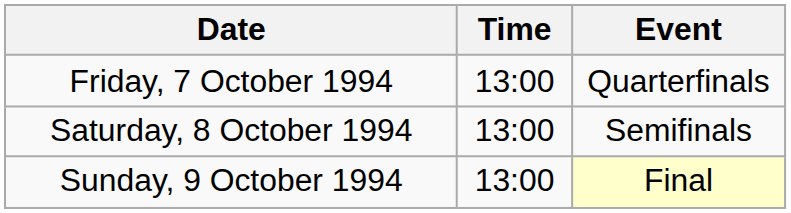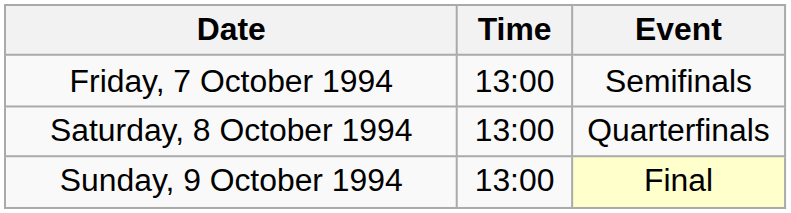(678, 80) Quarterfinals -> (678, 80) Semifinals
(678, 130) Semifinals -> (678, 130) Quarterfinals
